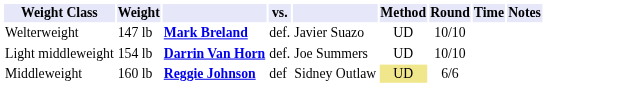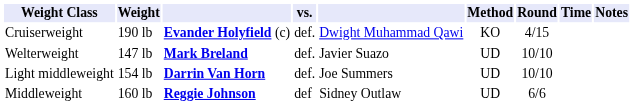+ row: (44, 33)
(403, 73) khaki background -> (490, 93) no background
